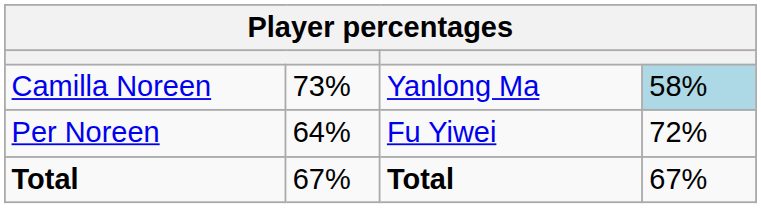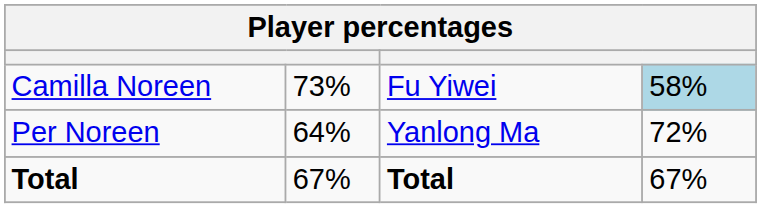(463, 86) Yanlong Ma -> (442, 86) Fu Yiwei
(442, 132) Fu Yiwei -> (463, 132) Yanlong Ma
